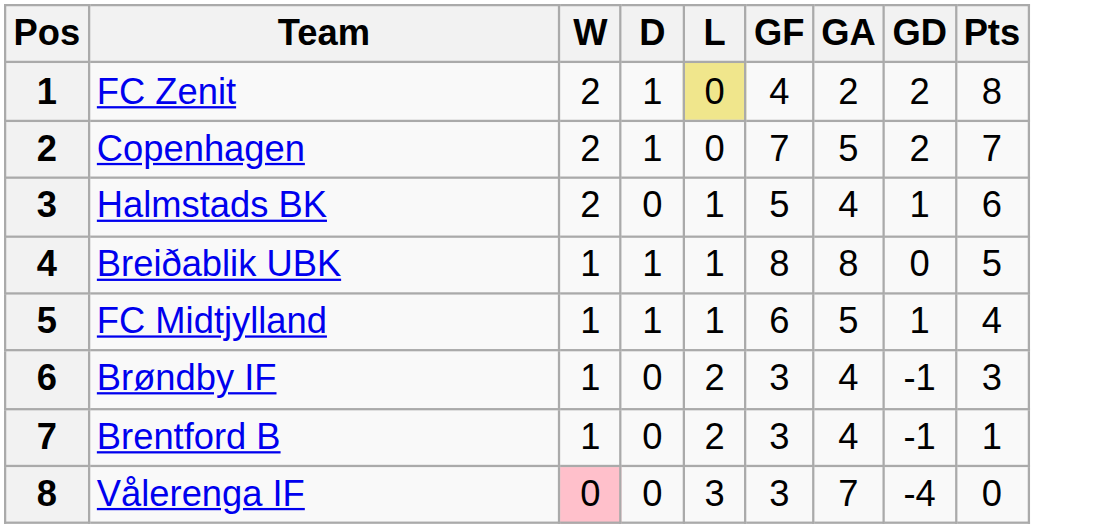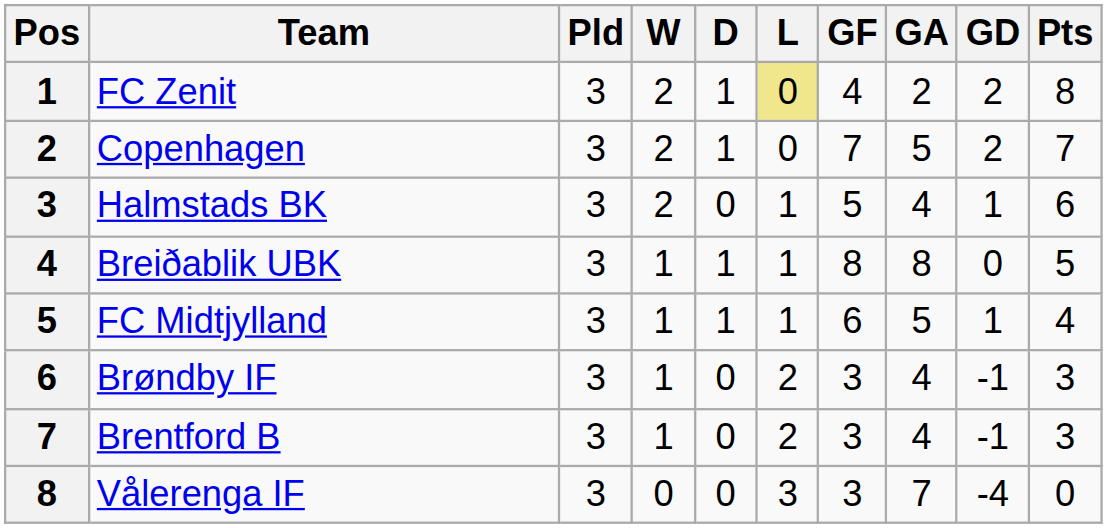+ column: (596, 33)
(992, 436) 1 -> (1065, 436) 3
(590, 494) pink background -> (664, 494) no background
